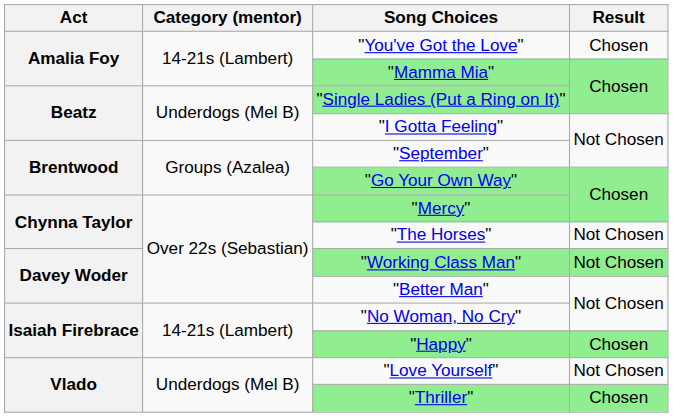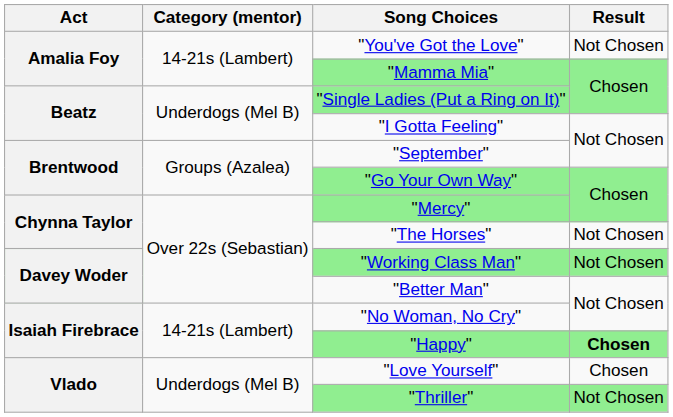(619, 45) Chosen -> (619, 45) Not Chosen
(619, 343) normal -> (619, 343) bold
(619, 371) Not Chosen -> (619, 371) Chosen
(619, 398) Chosen -> (619, 398) Not Chosen
